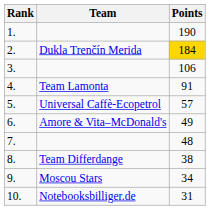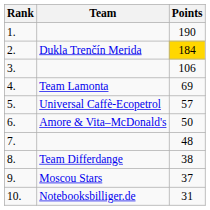(187, 86) 91 -> (187, 86) 69
(187, 123) 49 -> (187, 123) 50
(187, 178) 34 -> (187, 178) 37
